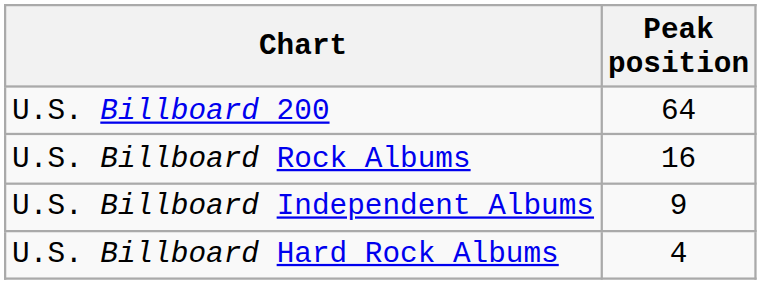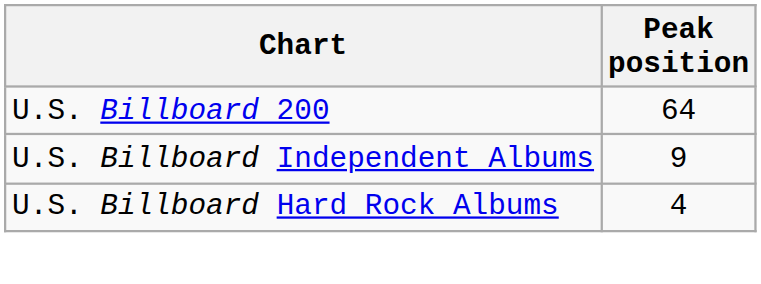- row: (241, 159)
